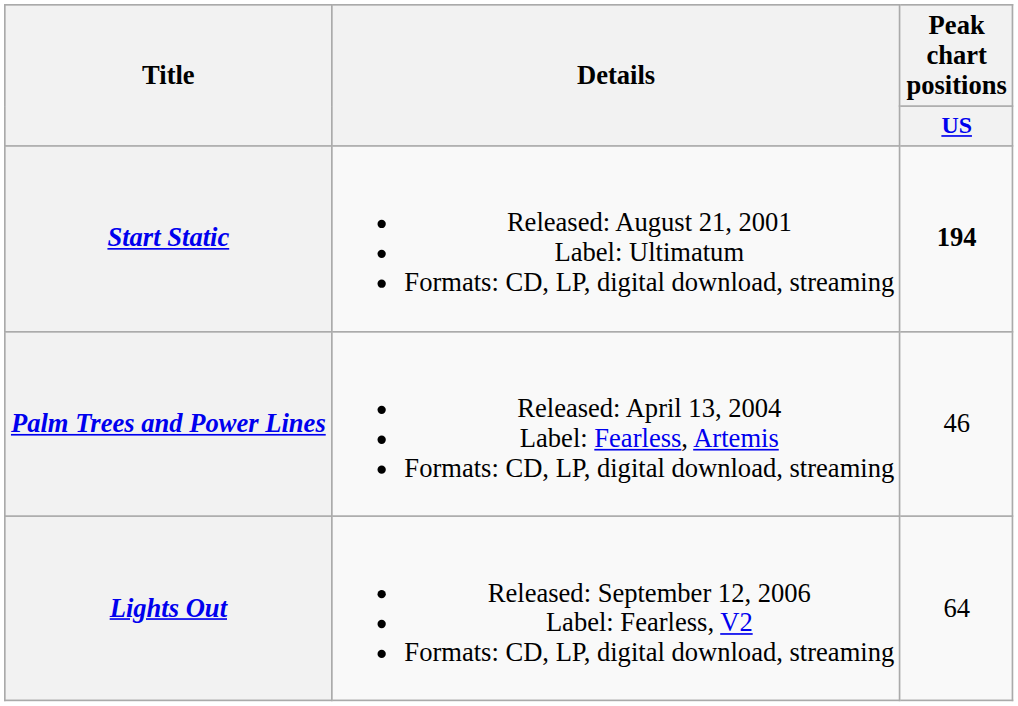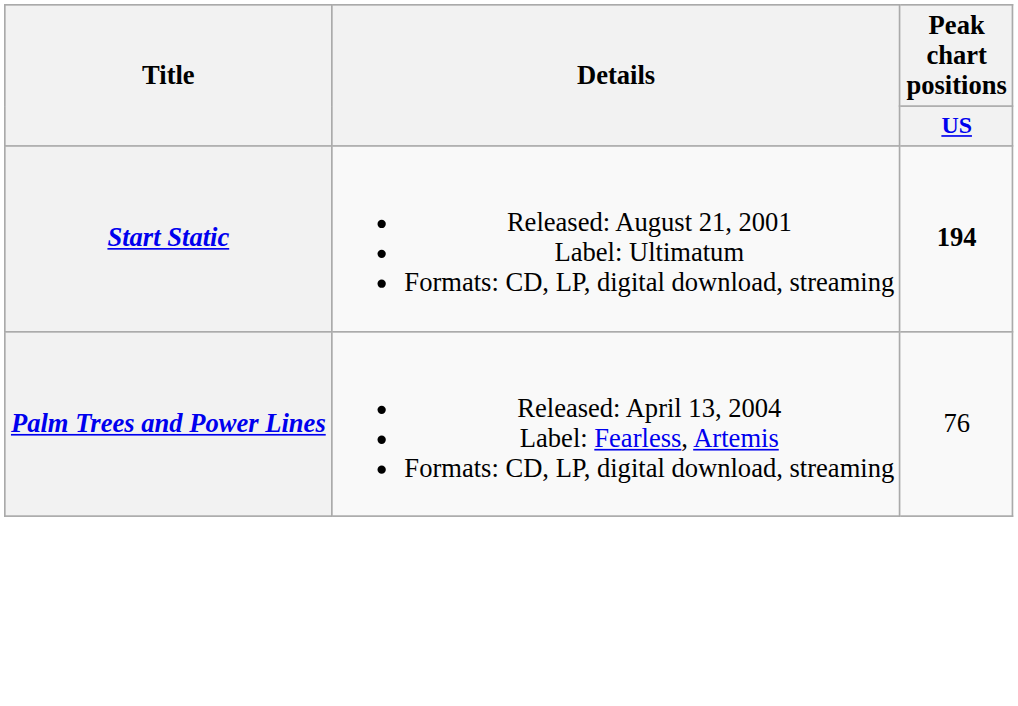(957, 423) 46 -> (957, 423) 76
- row: (168, 608)
